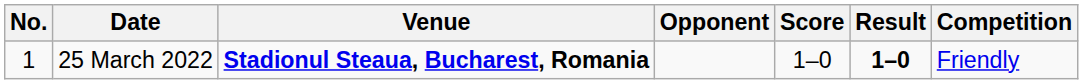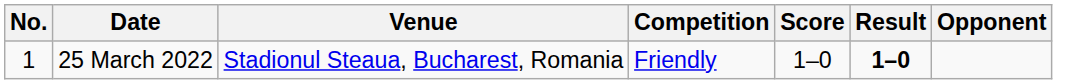columns swapped: (715, 22) <-> (1004, 22)
(436, 59) bold -> (424, 59) normal
